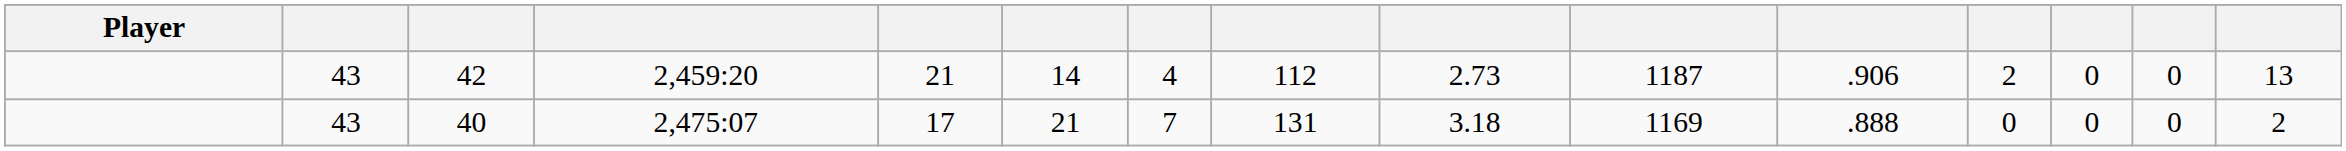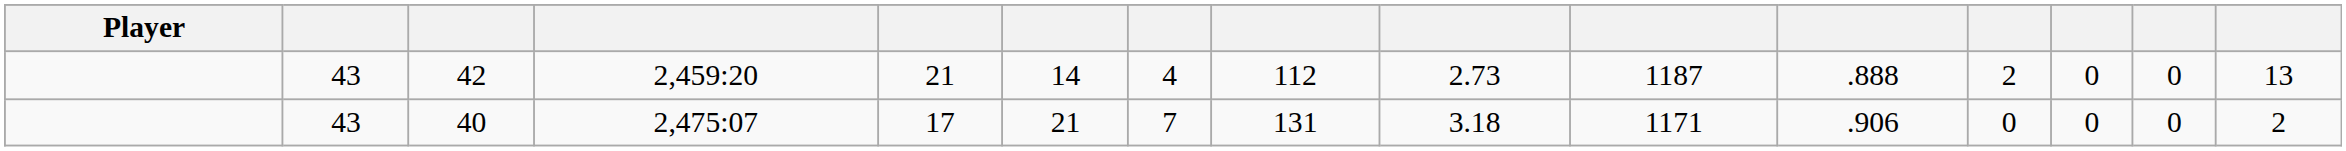(1873, 74) .906 -> (1873, 74) .888
(1674, 121) 1169 -> (1674, 121) 1171
(1873, 121) .888 -> (1873, 121) .906
